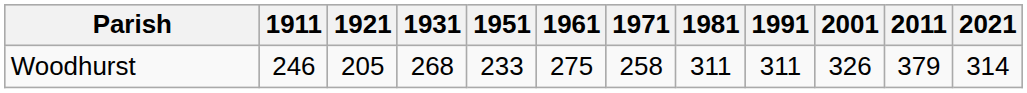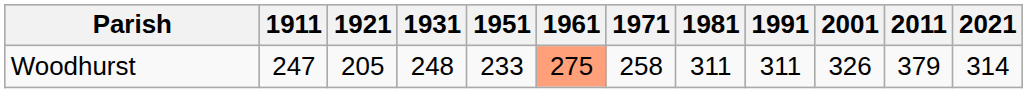(294, 66) 246 -> (294, 66) 247
(432, 66) 268 -> (432, 66) 248
(572, 66) no background -> (572, 66) lightsalmon background
